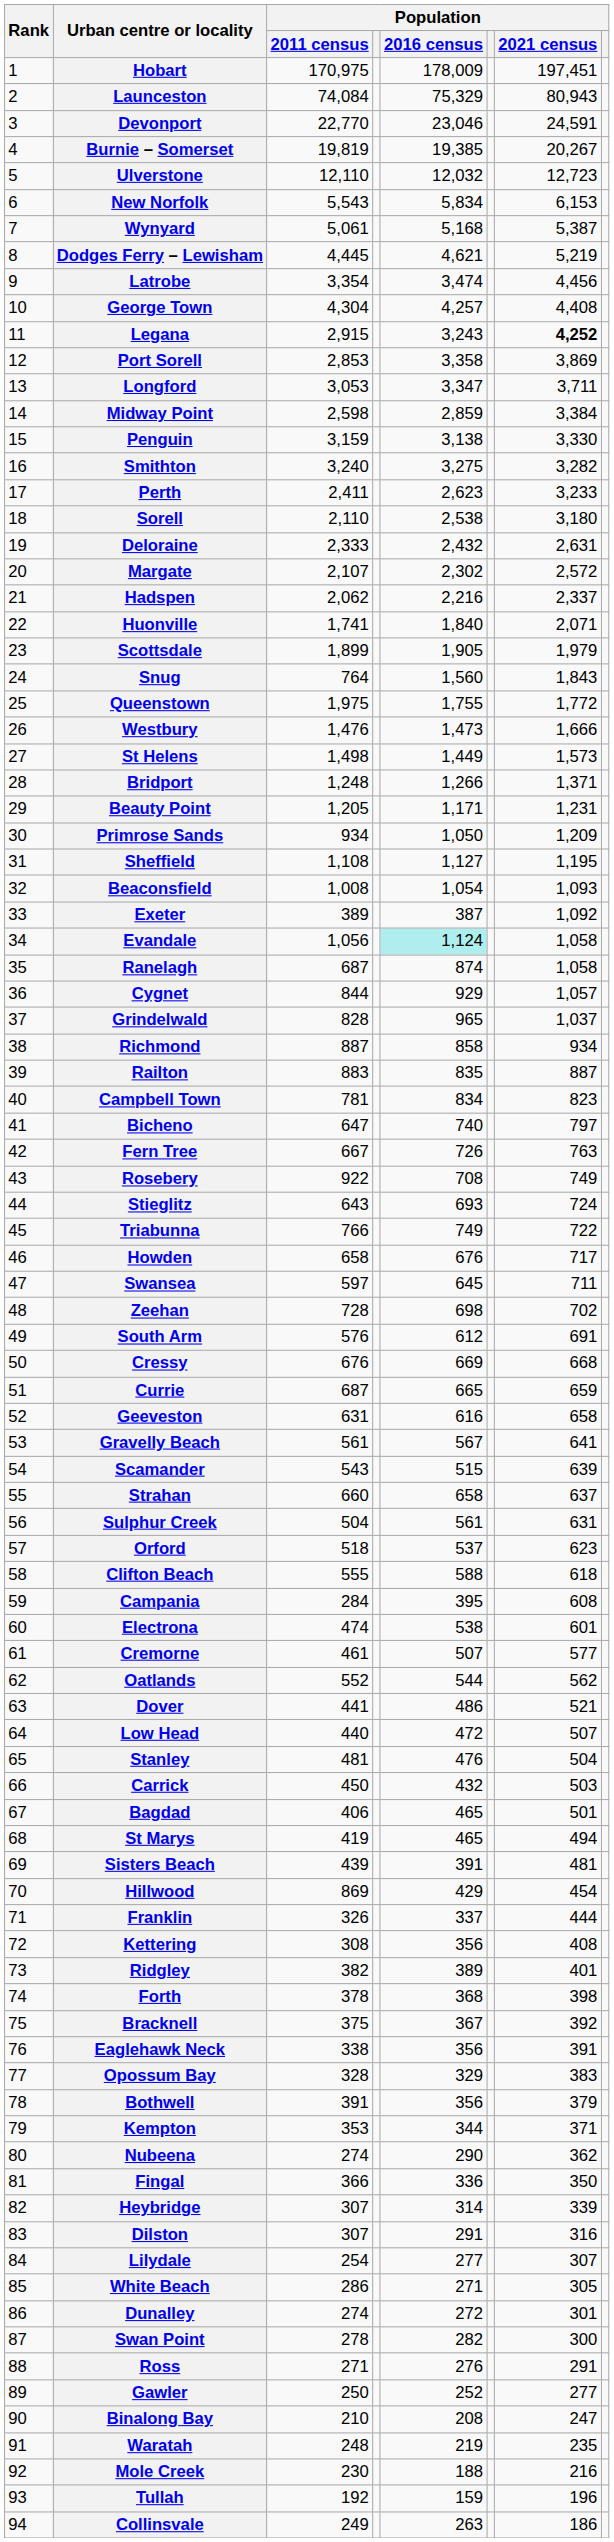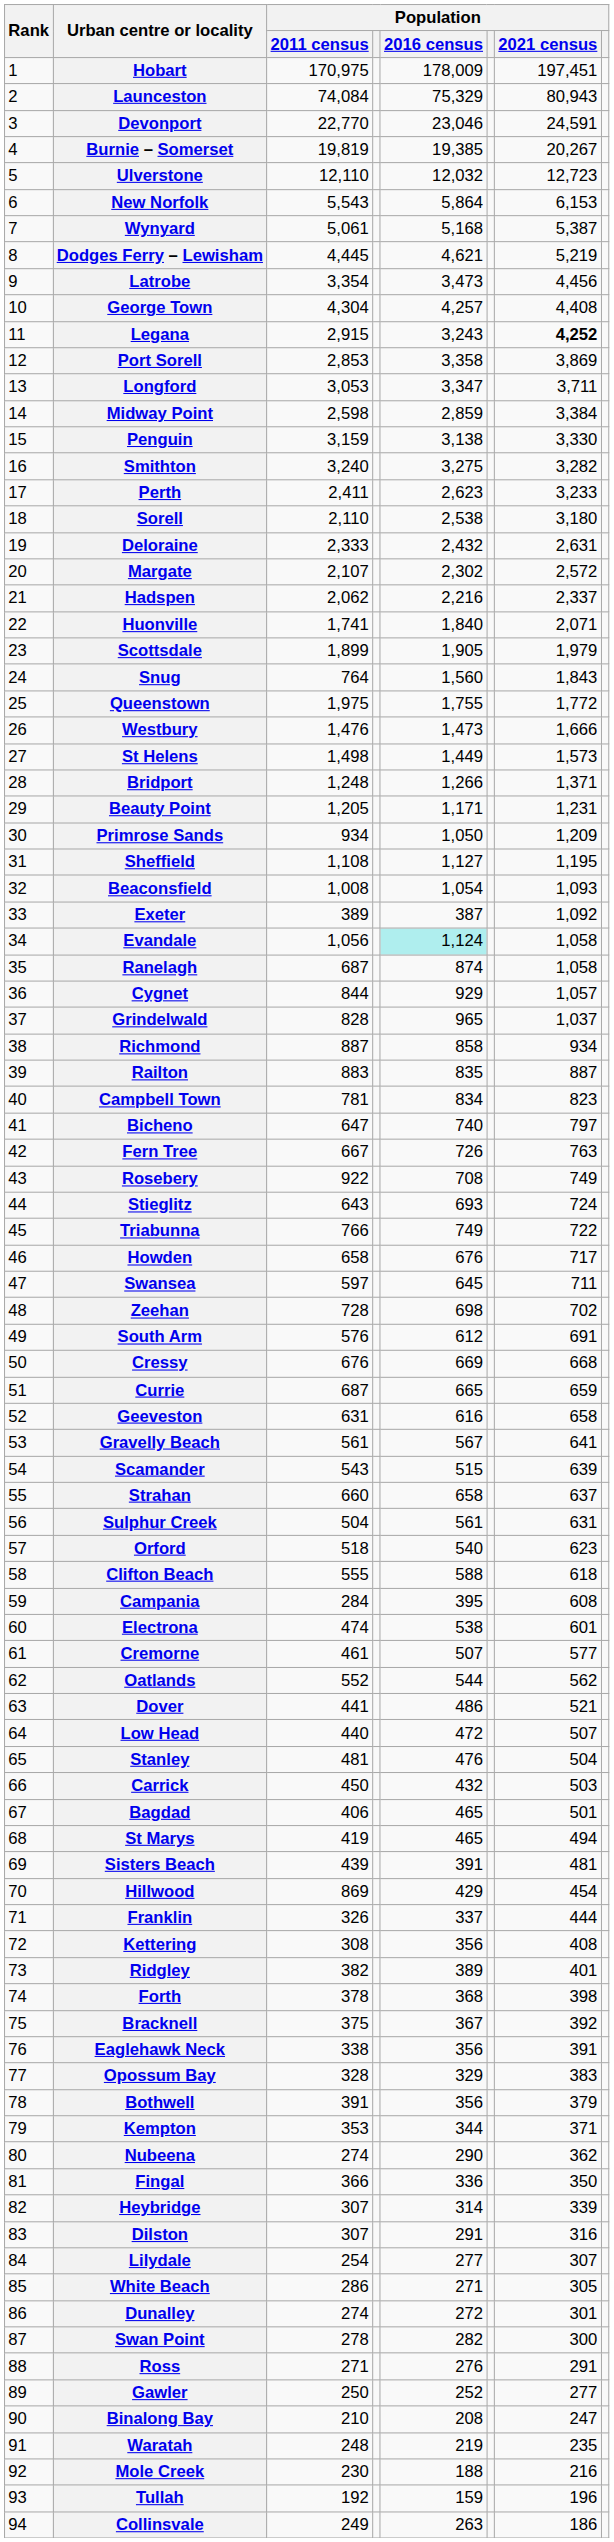(462, 202) 5,834 -> (462, 202) 5,864
(462, 281) 3,474 -> (462, 281) 3,473
(469, 1548) 537 -> (469, 1548) 540
